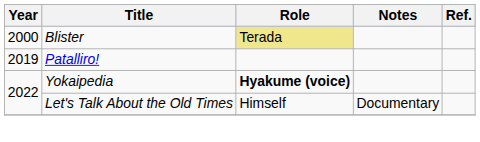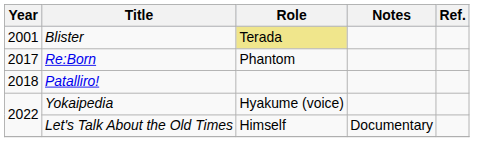(23, 37) 2000 -> (23, 37) 2001
+ row: (71, 59)
(23, 59) 2019 -> (23, 81) 2018
(295, 81) bold -> (292, 103) normal
